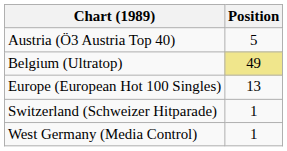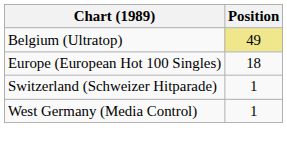- row: (92, 39)
(254, 87) 13 -> (254, 63) 18
